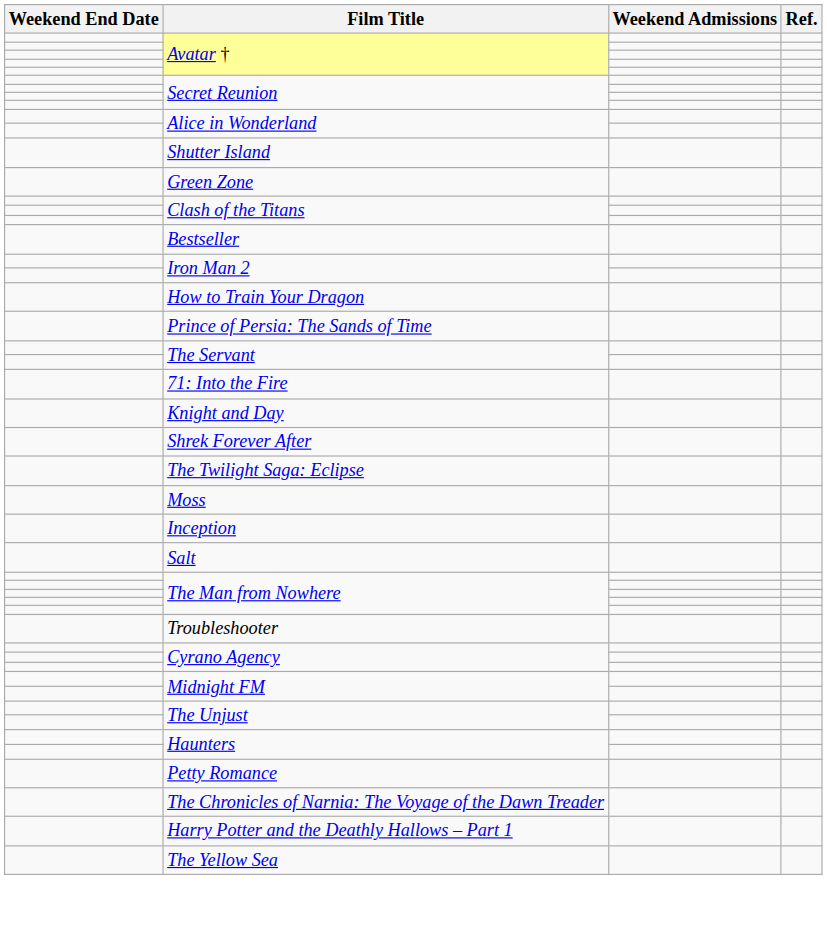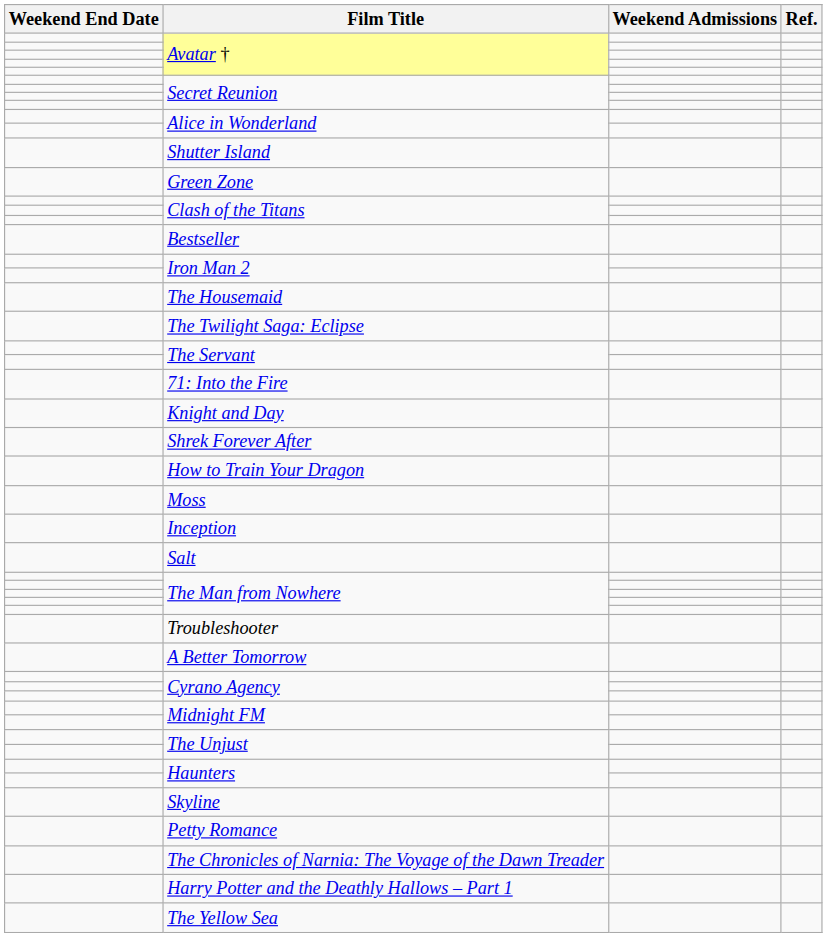+ row: (84, 297)
rows swapped: (84, 297) <-> (84, 471)
- row: (84, 326)
+ row: (84, 657)
+ row: (84, 802)
